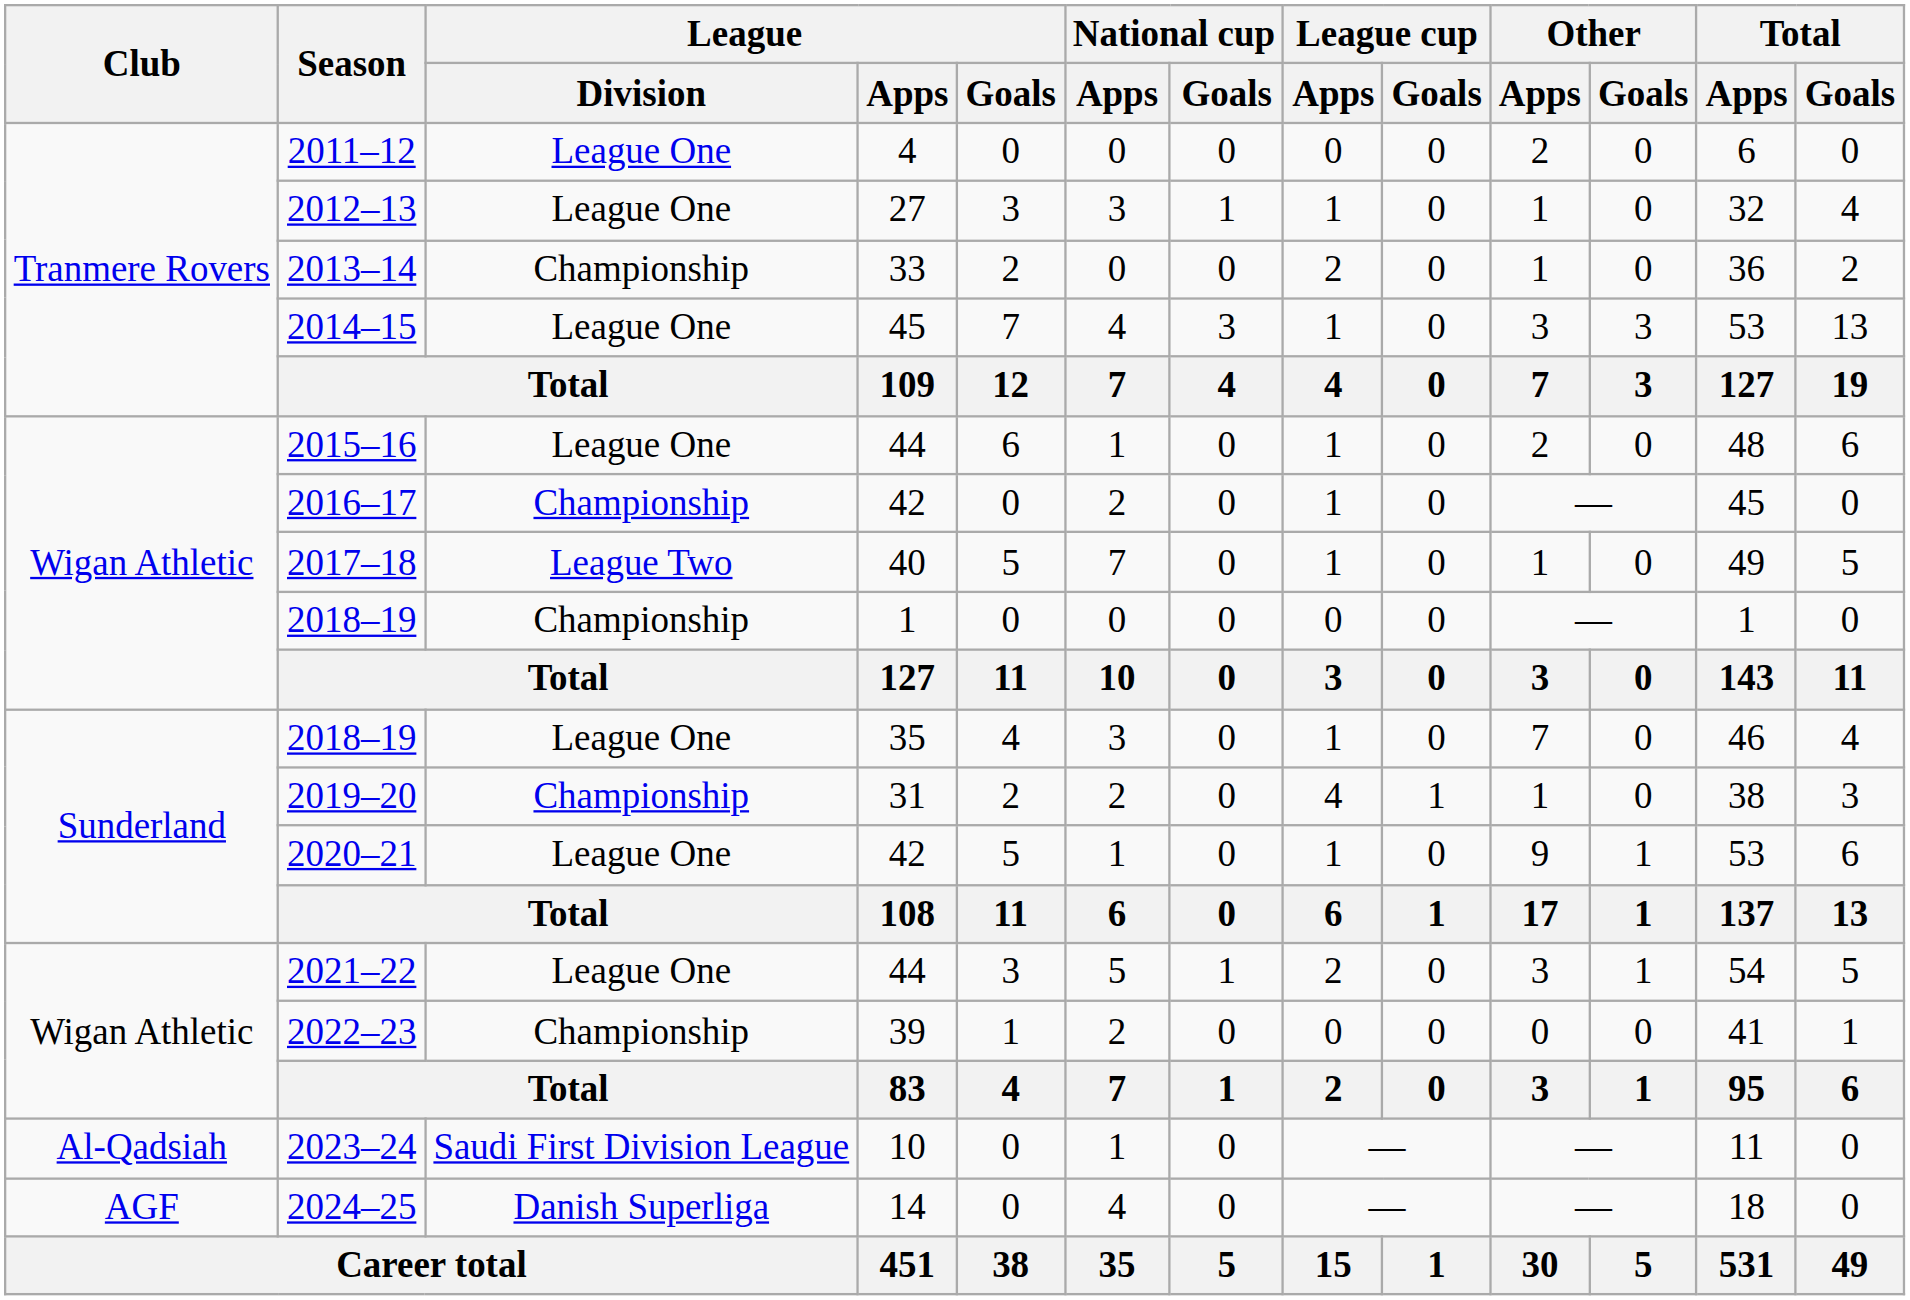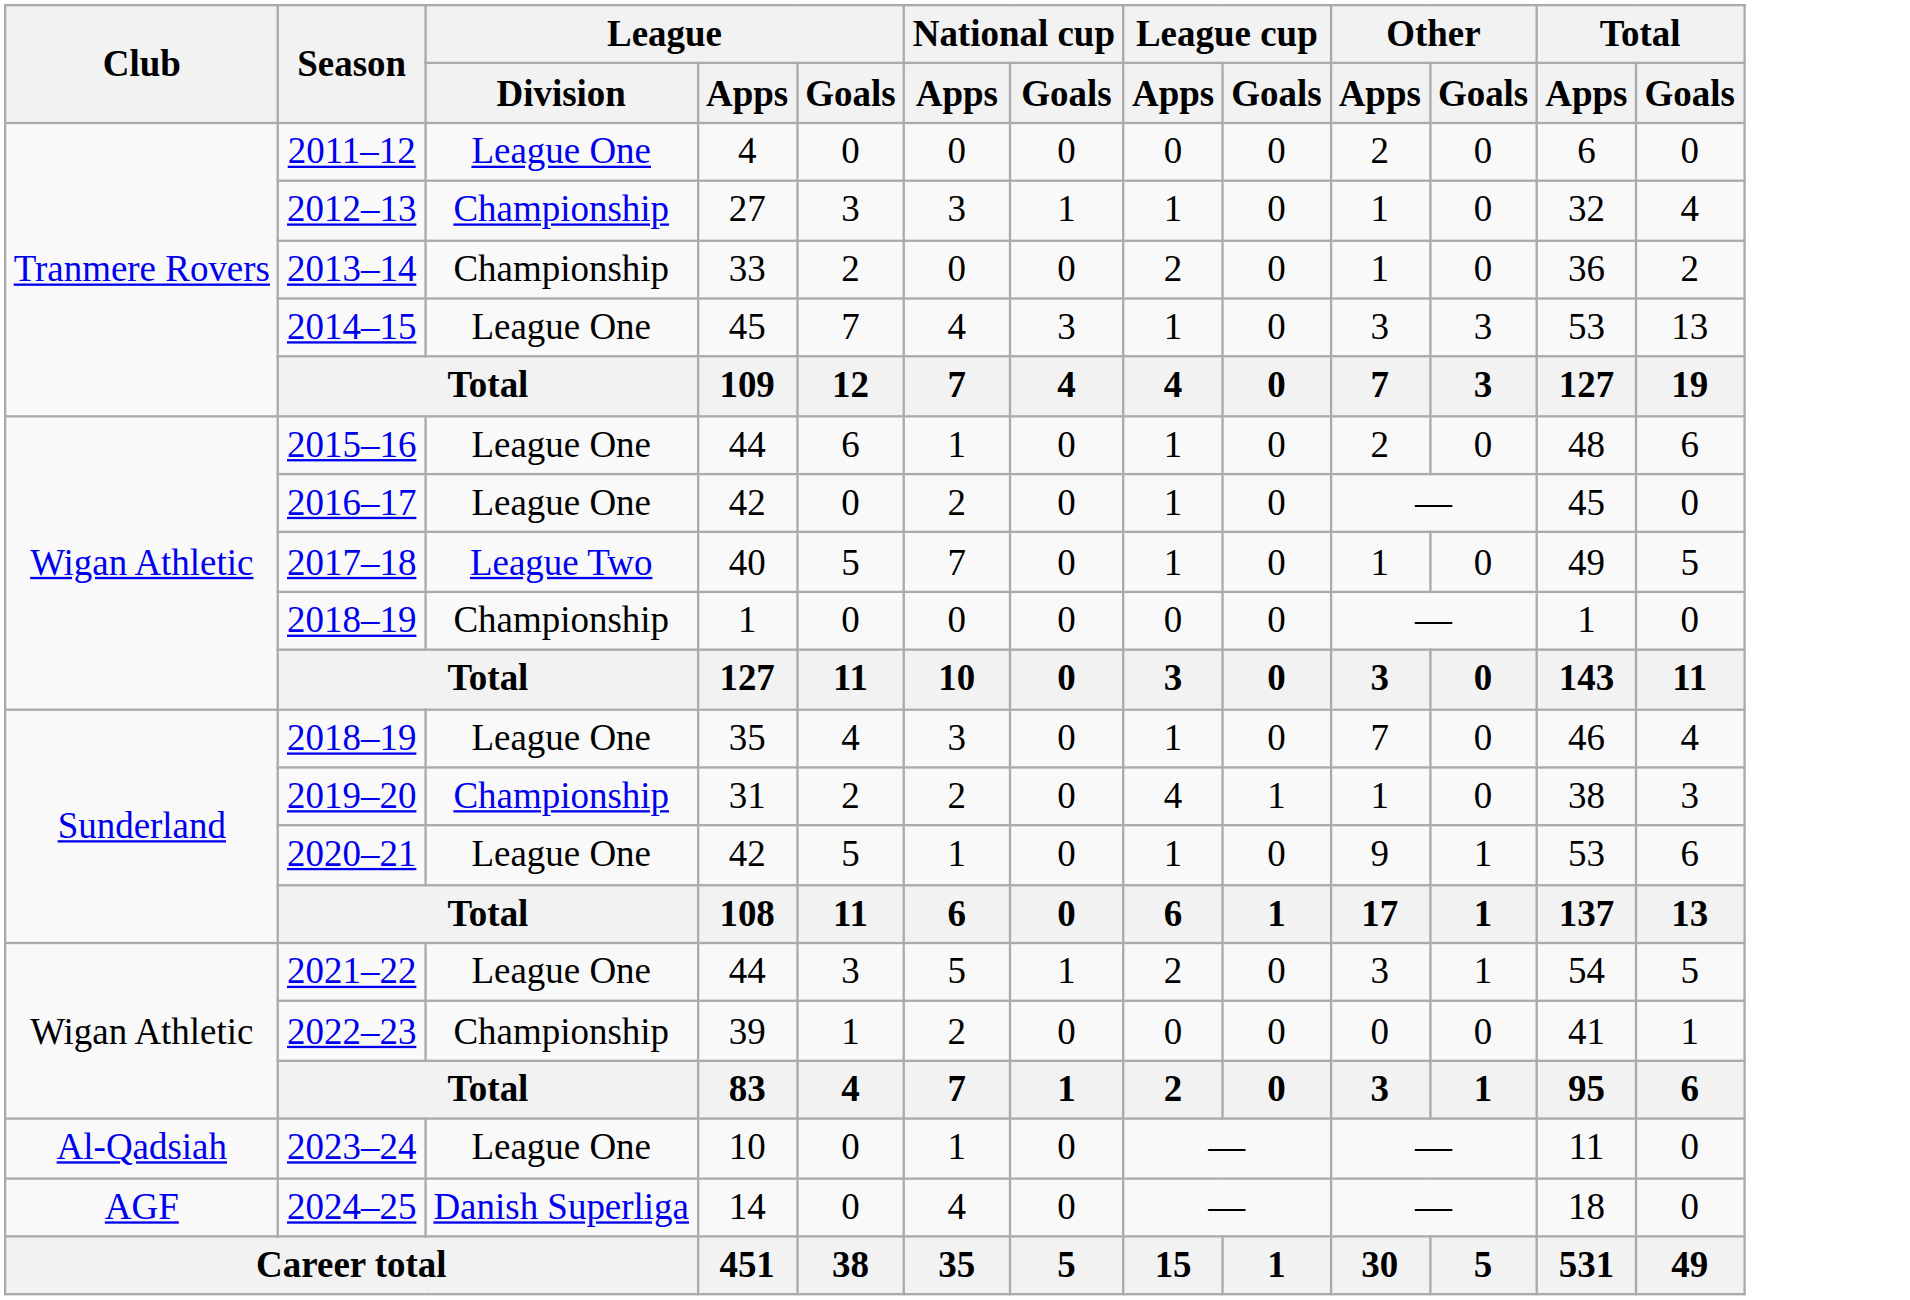(641, 209) League One -> (561, 209) Championship
(641, 502) Championship -> (561, 502) League One
(641, 1147) Saudi First Division League -> (561, 1147) League One
